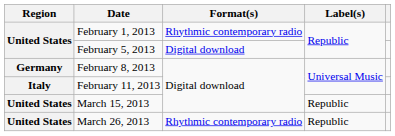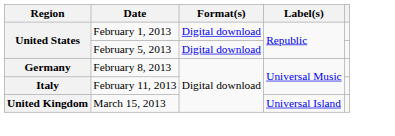(234, 31) Rhythmic contemporary radio -> (221, 31) Digital download
(39, 103) United States -> (48, 103) United Kingdom
(328, 103) Republic -> (304, 103) Universal Island
- row: (113, 121)
